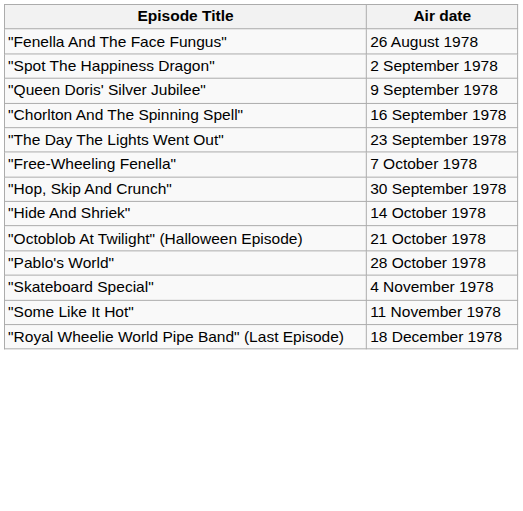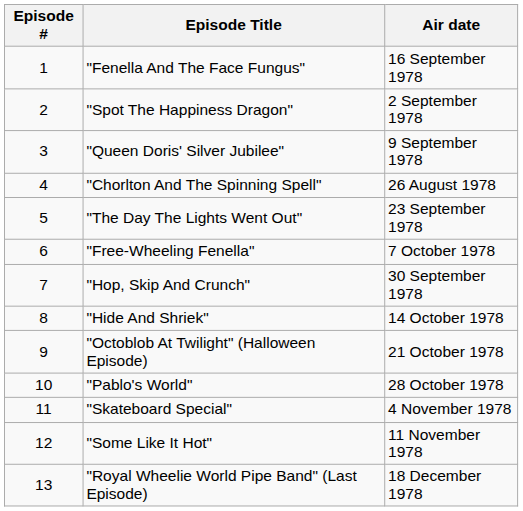+ column: (44, 25)
(424, 41) 26 August 1978 -> (437, 67) 16 September 1978
(438, 115) 16 September 1978 -> (442, 185) 26 August 1978
